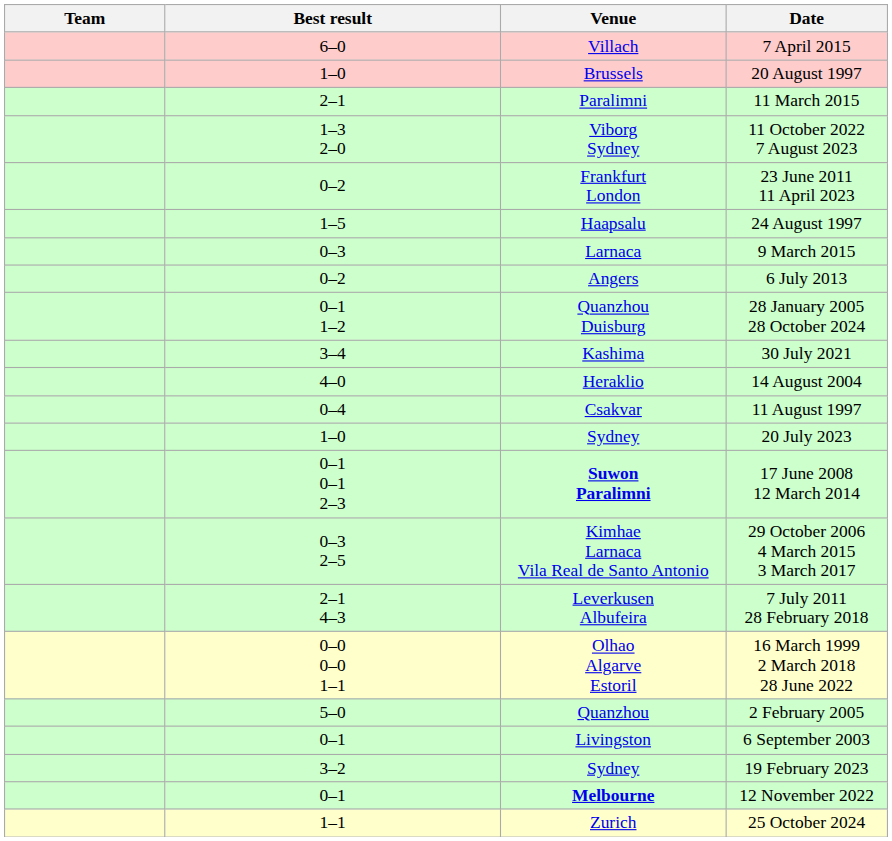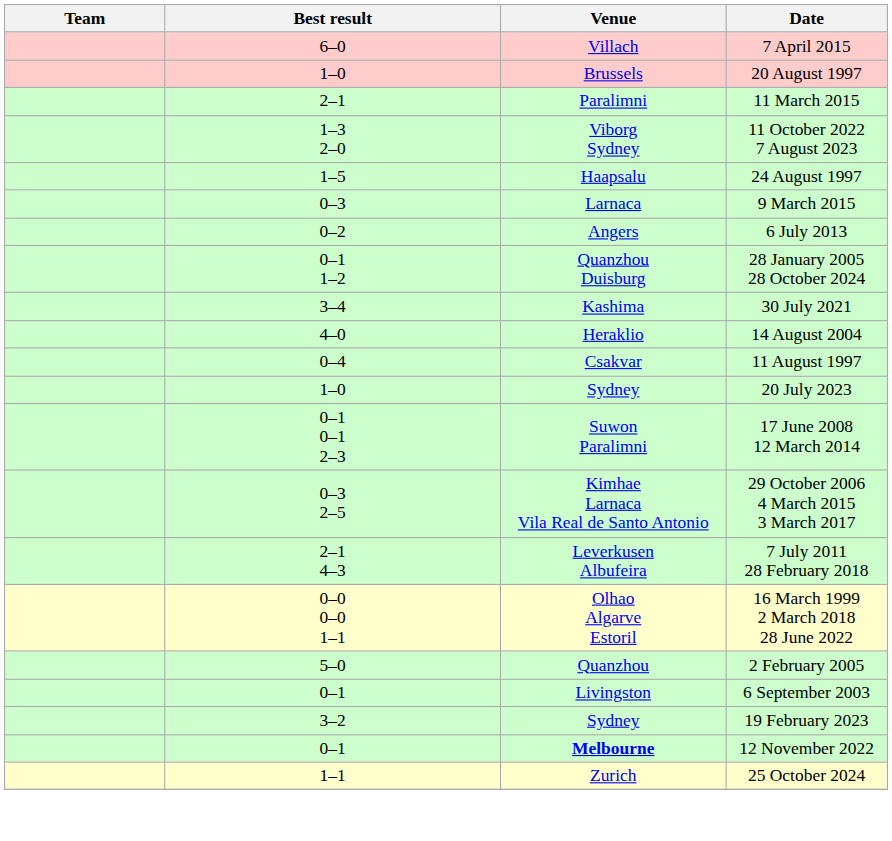- row: (807, 186)
(613, 484) bold -> (613, 436) normal
